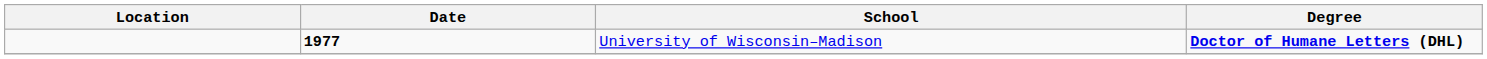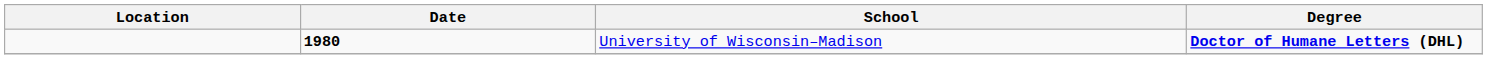(322, 42) 1977 -> (322, 42) 1980
